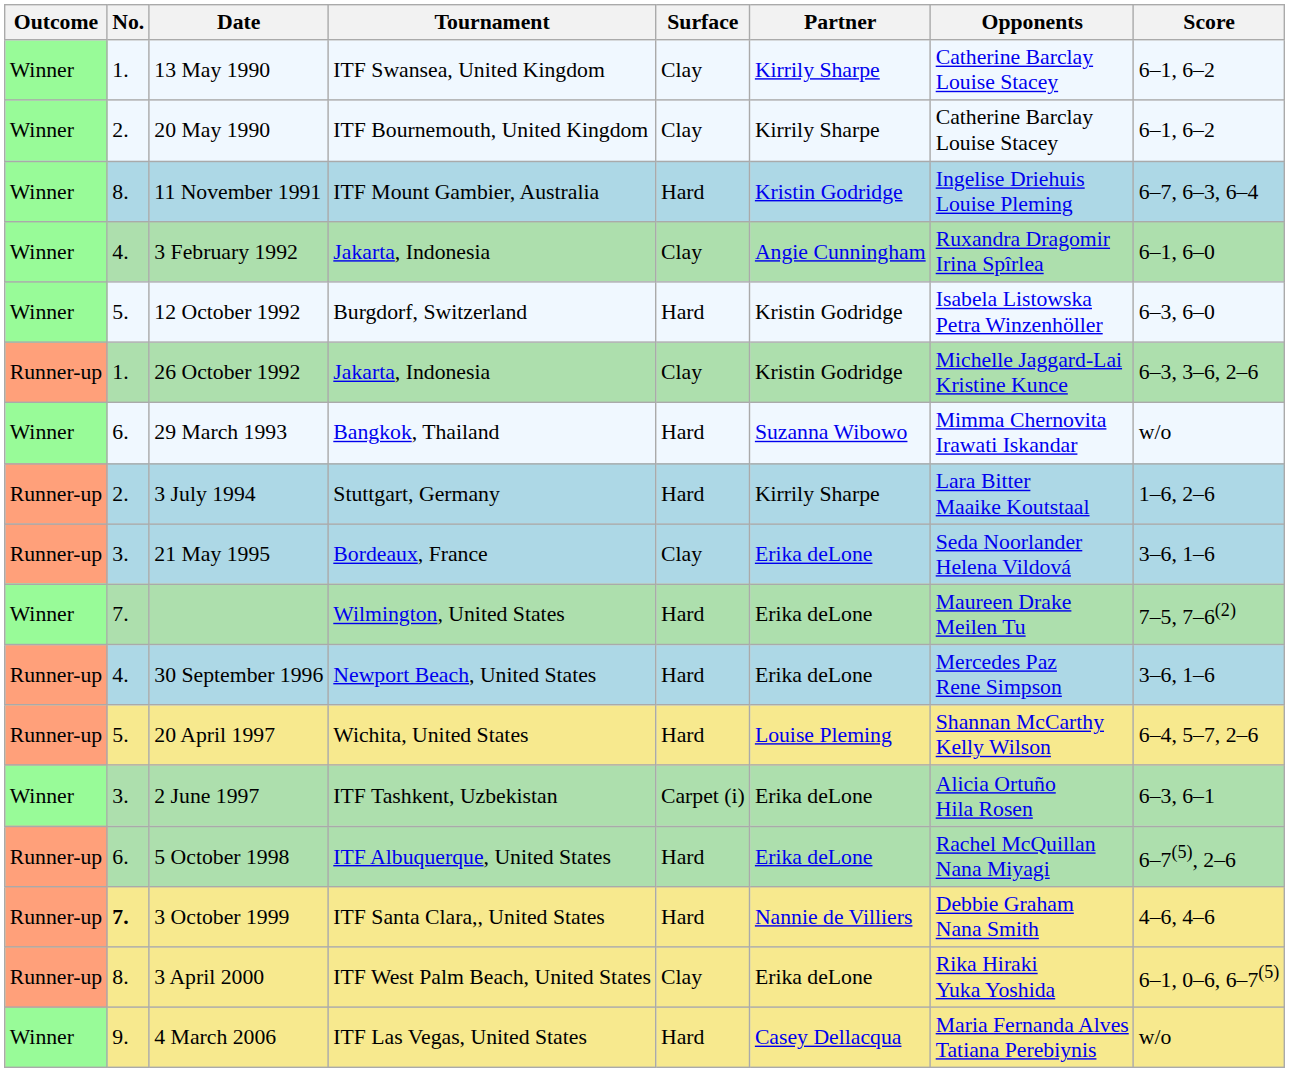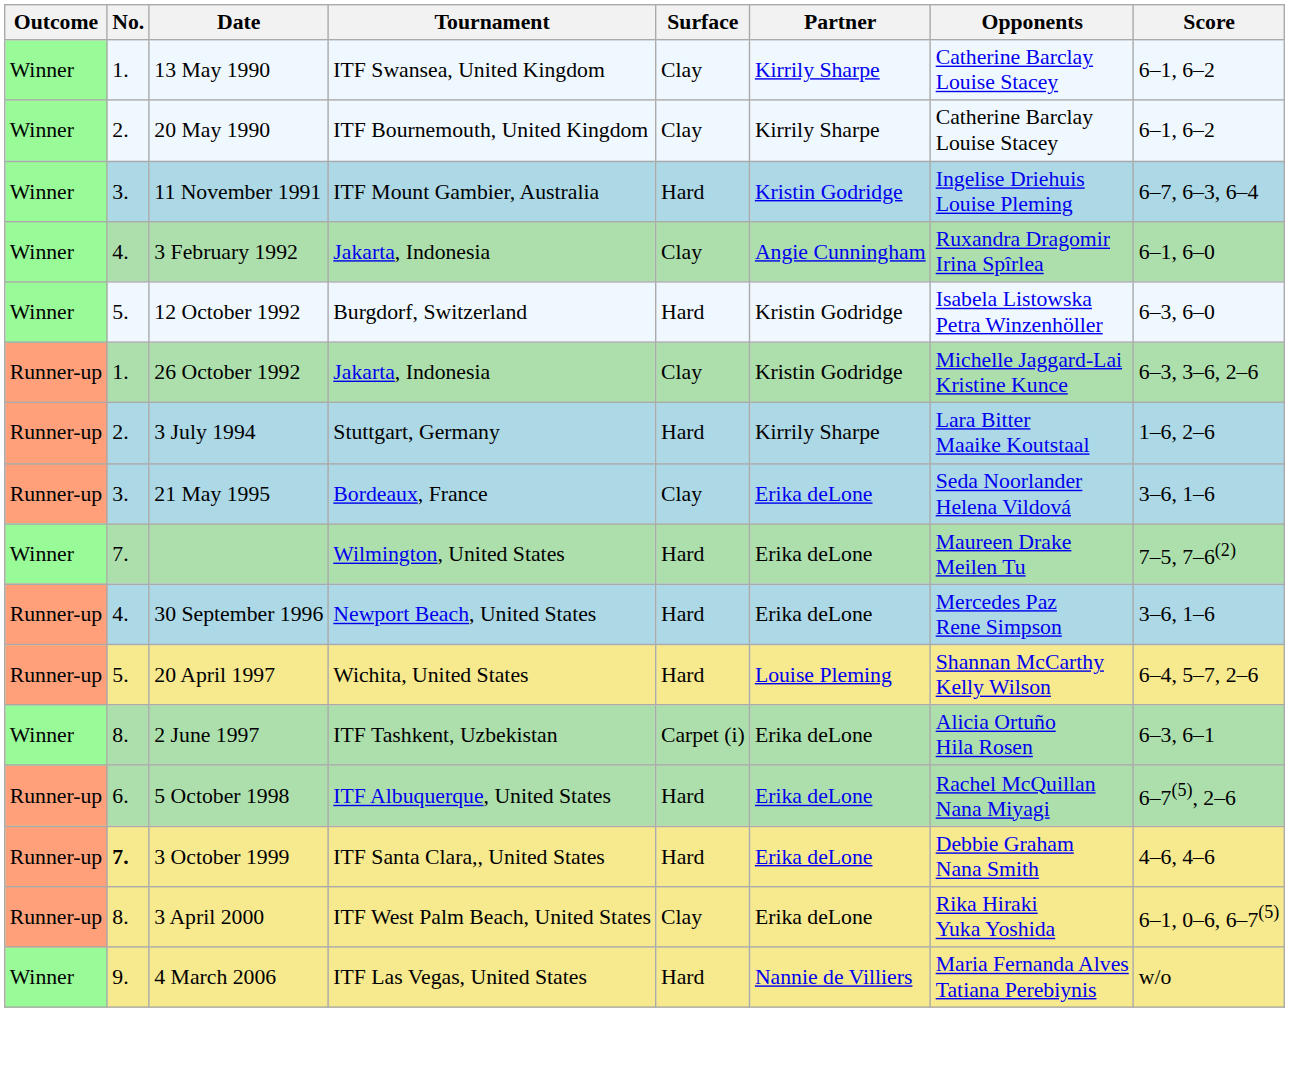(120, 190) 8. -> (120, 190) 3.
- row: (221, 432)
(120, 795) 3. -> (120, 734) 8.
(834, 915) Nannie de Villiers -> (814, 855) Erika deLone
(828, 1036) Casey Dellacqua -> (834, 976) Nannie de Villiers
